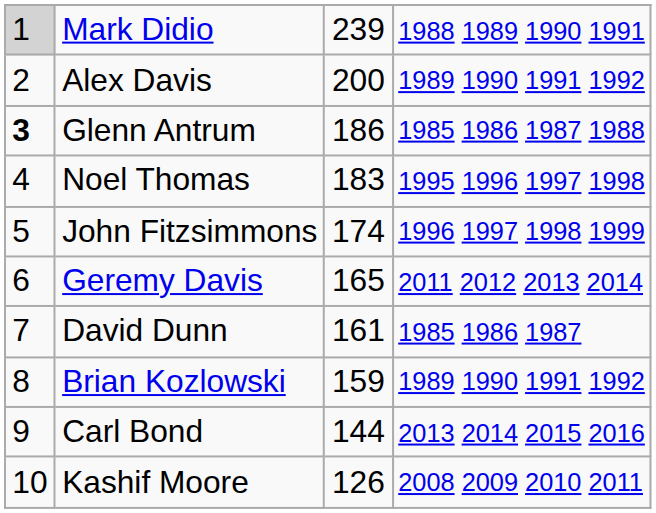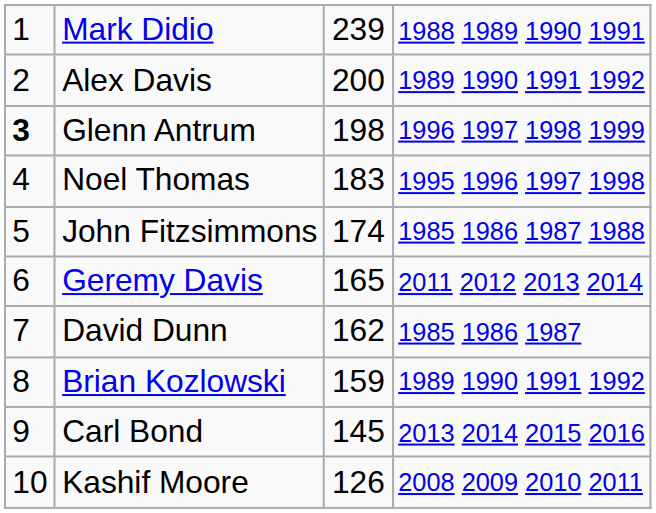(21, 29) lightgrey background -> (21, 29) no background
(358, 130) 186 -> (358, 130) 198
(522, 131) 1985 1986 1987 1988 -> (522, 131) 1996 1997 1998 1999
(522, 231) 1996 1997 1998 1999 -> (522, 231) 1985 1986 1987 1988
(358, 331) 161 -> (358, 331) 162
(358, 431) 144 -> (358, 431) 145
